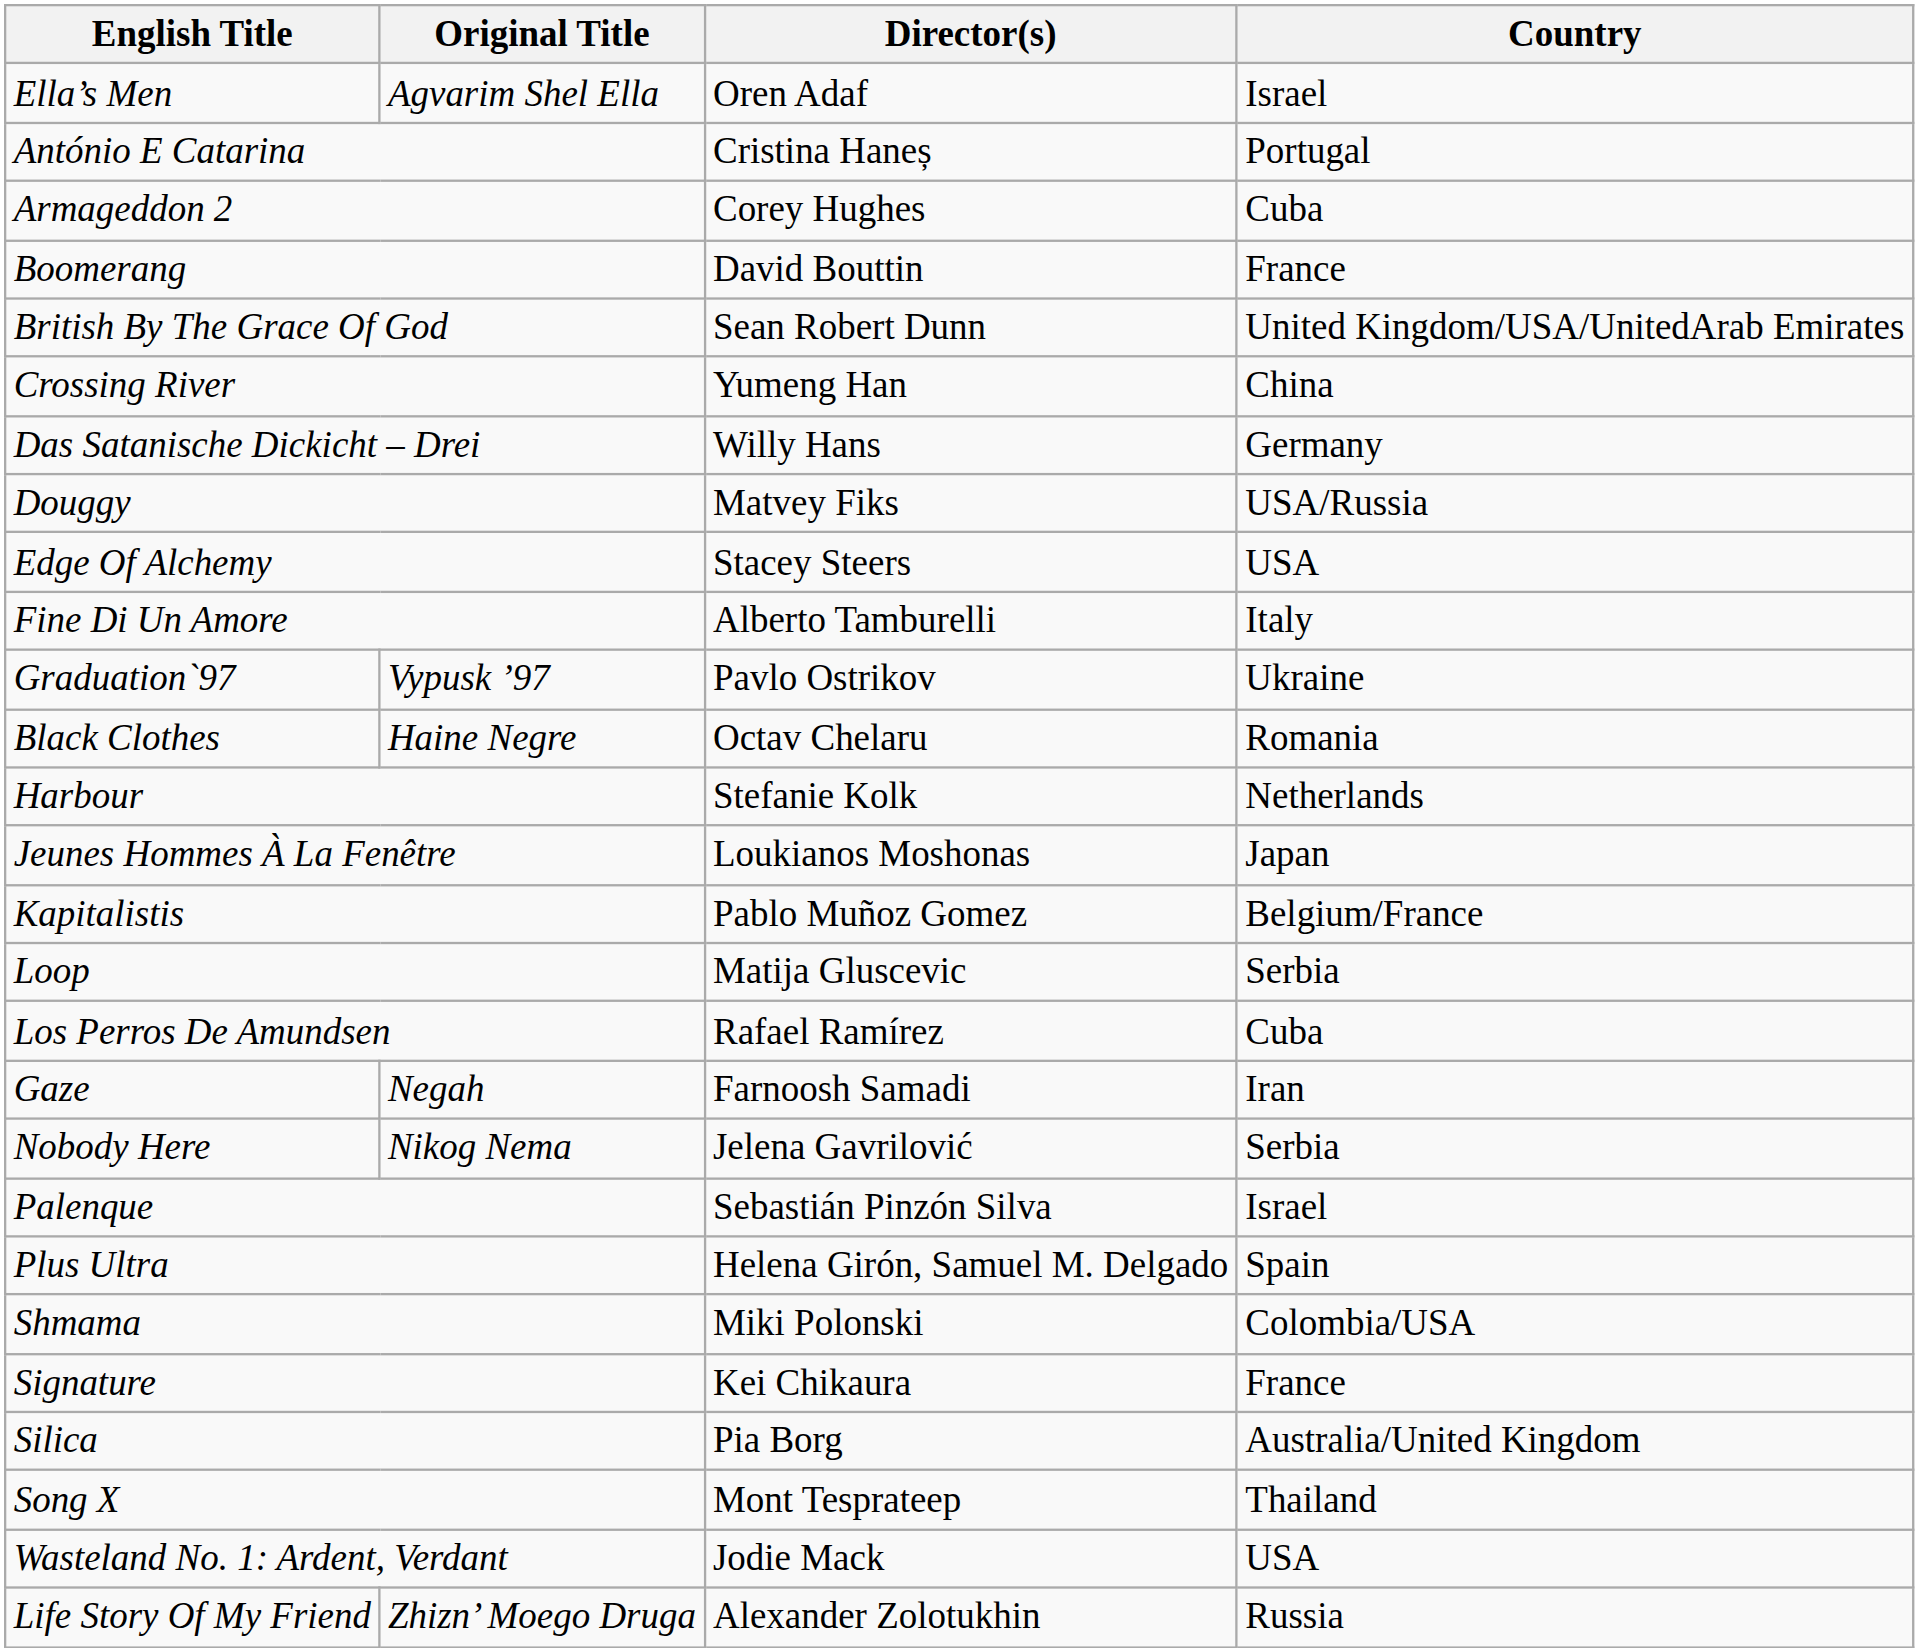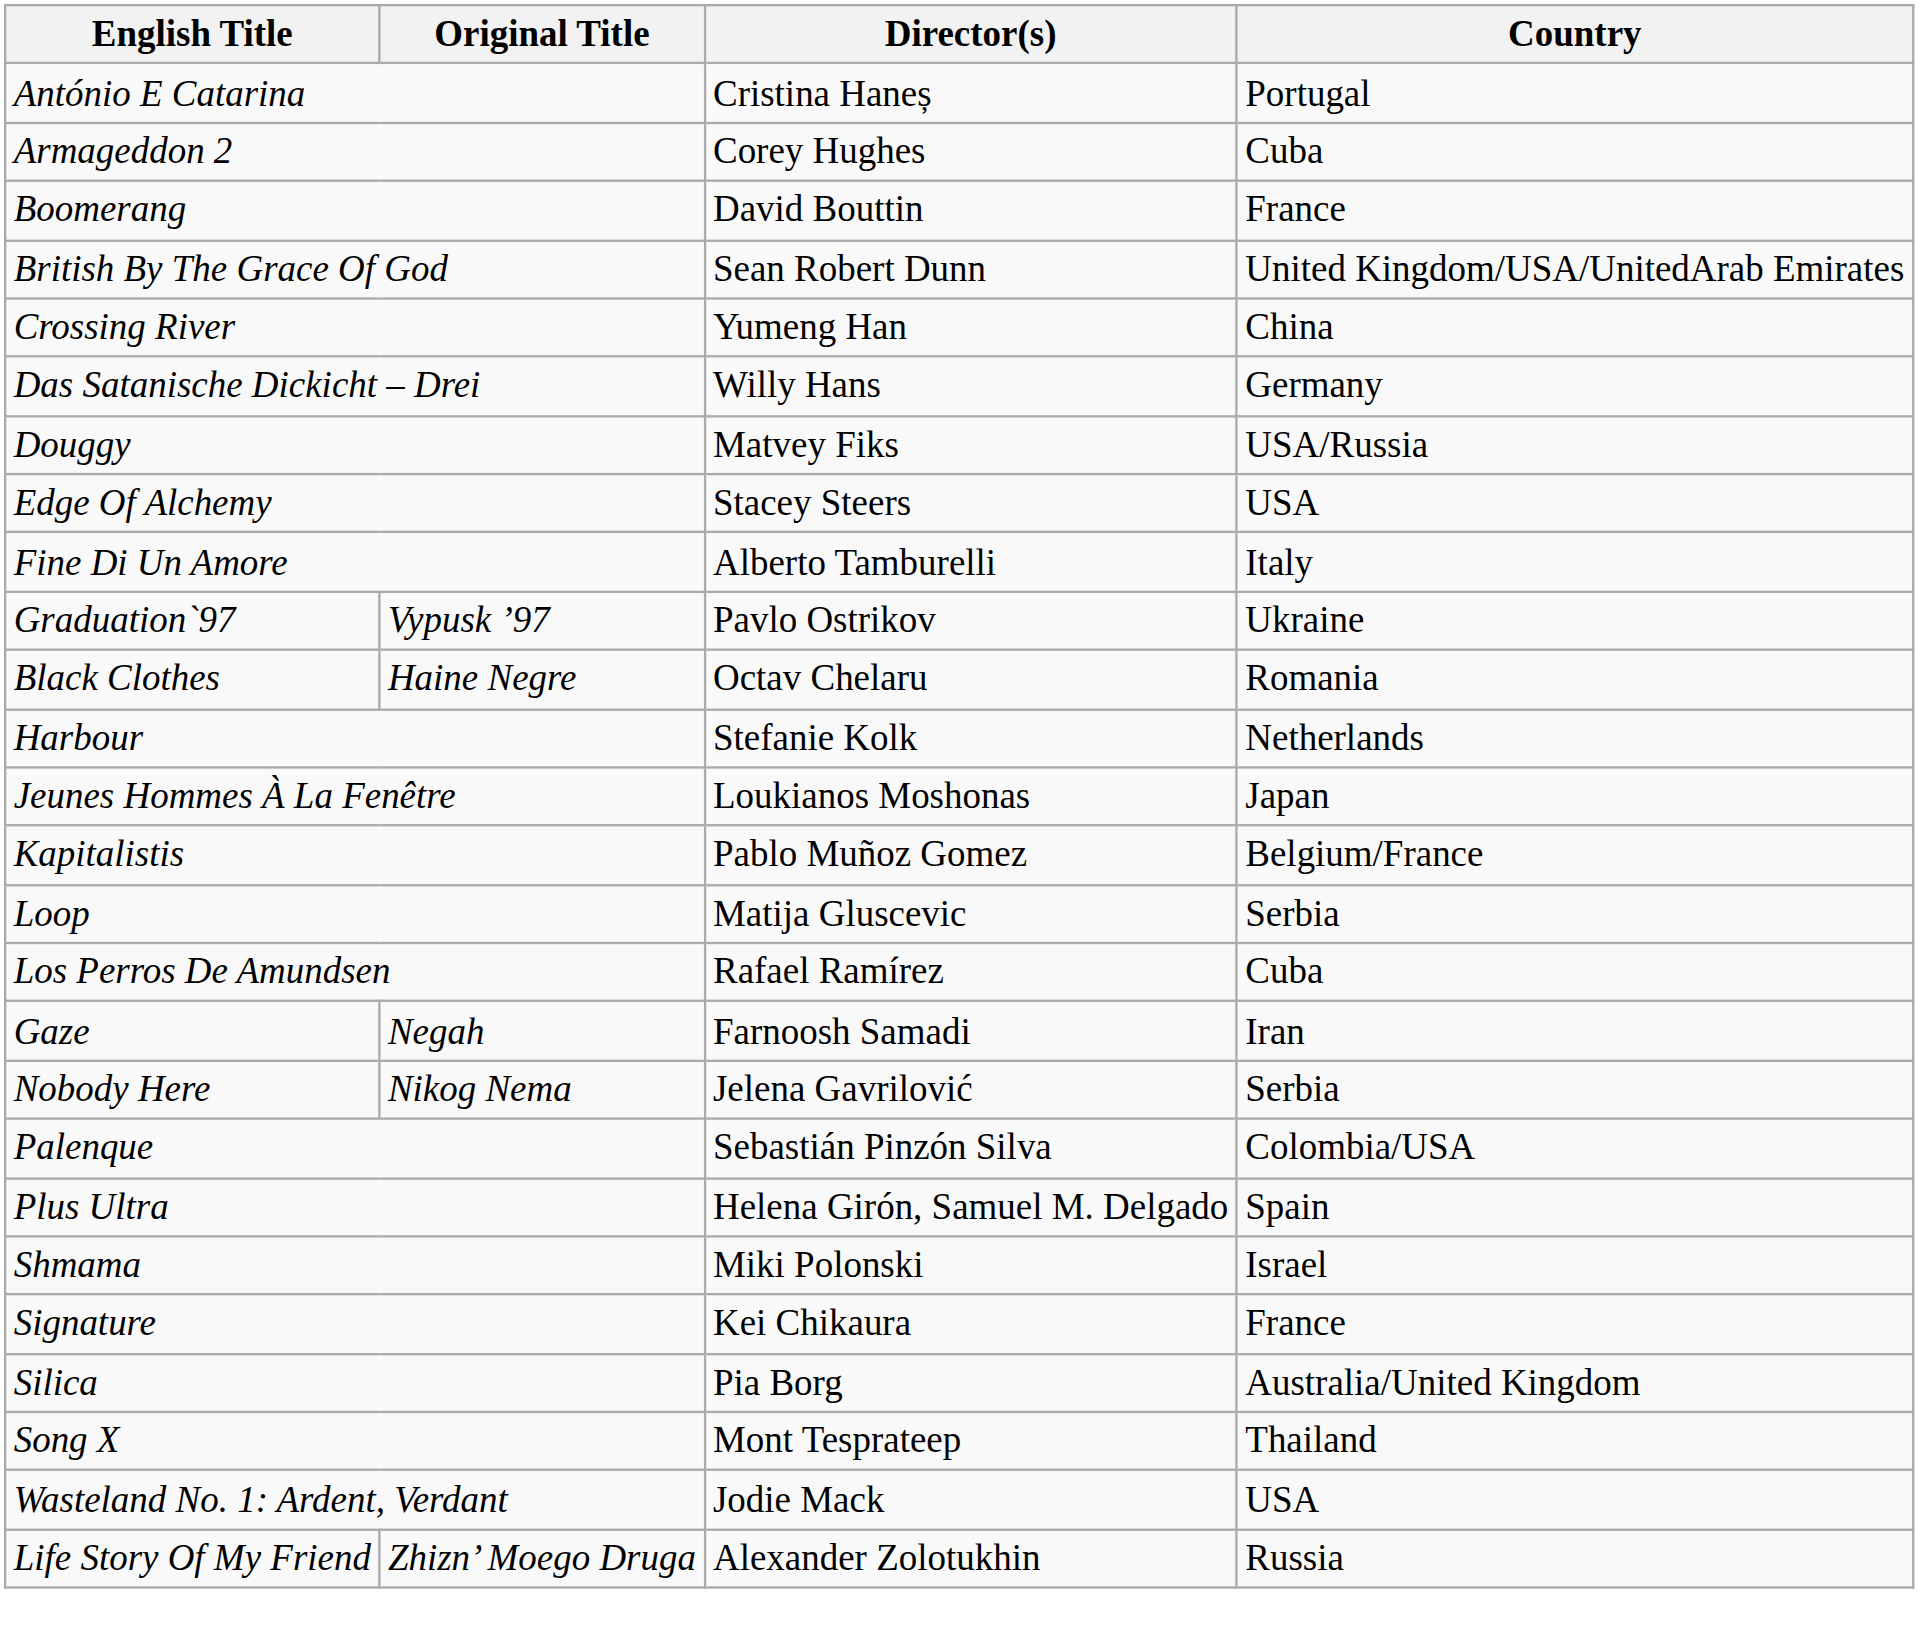- row: (93, 92)
(1286, 1206) Israel -> (1360, 1147) Colombia/USA
(1360, 1323) Colombia/USA -> (1286, 1264) Israel
